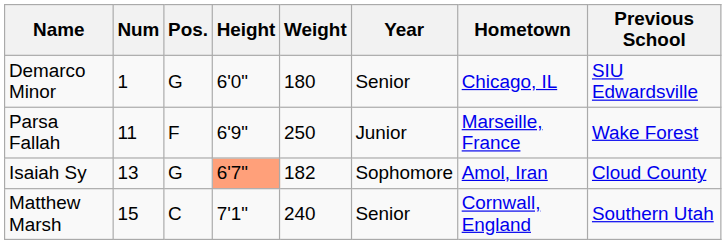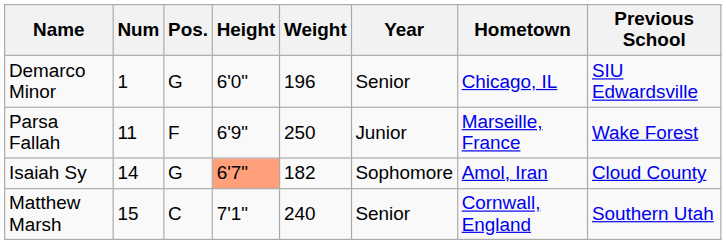(300, 81) 180 -> (300, 81) 196
(128, 173) 13 -> (128, 173) 14
